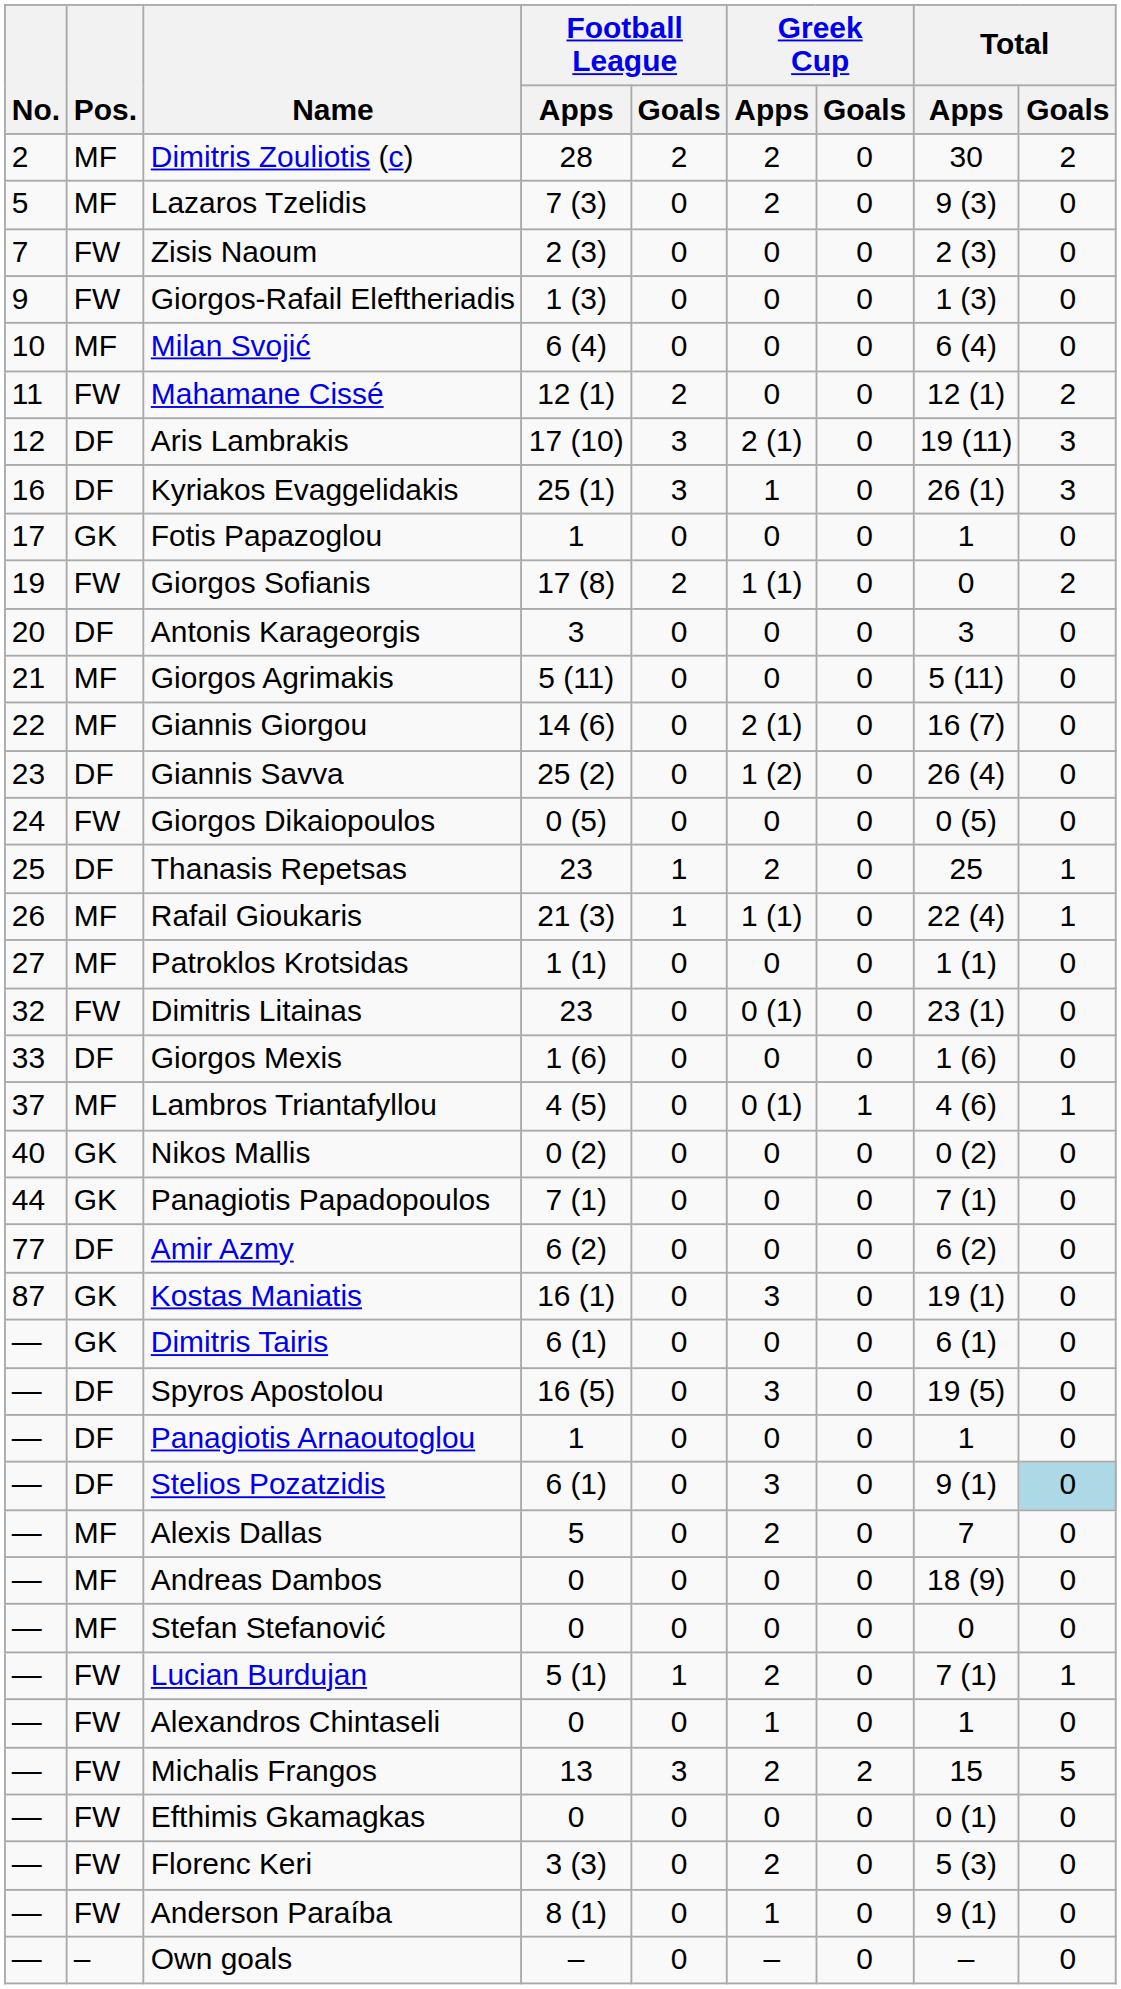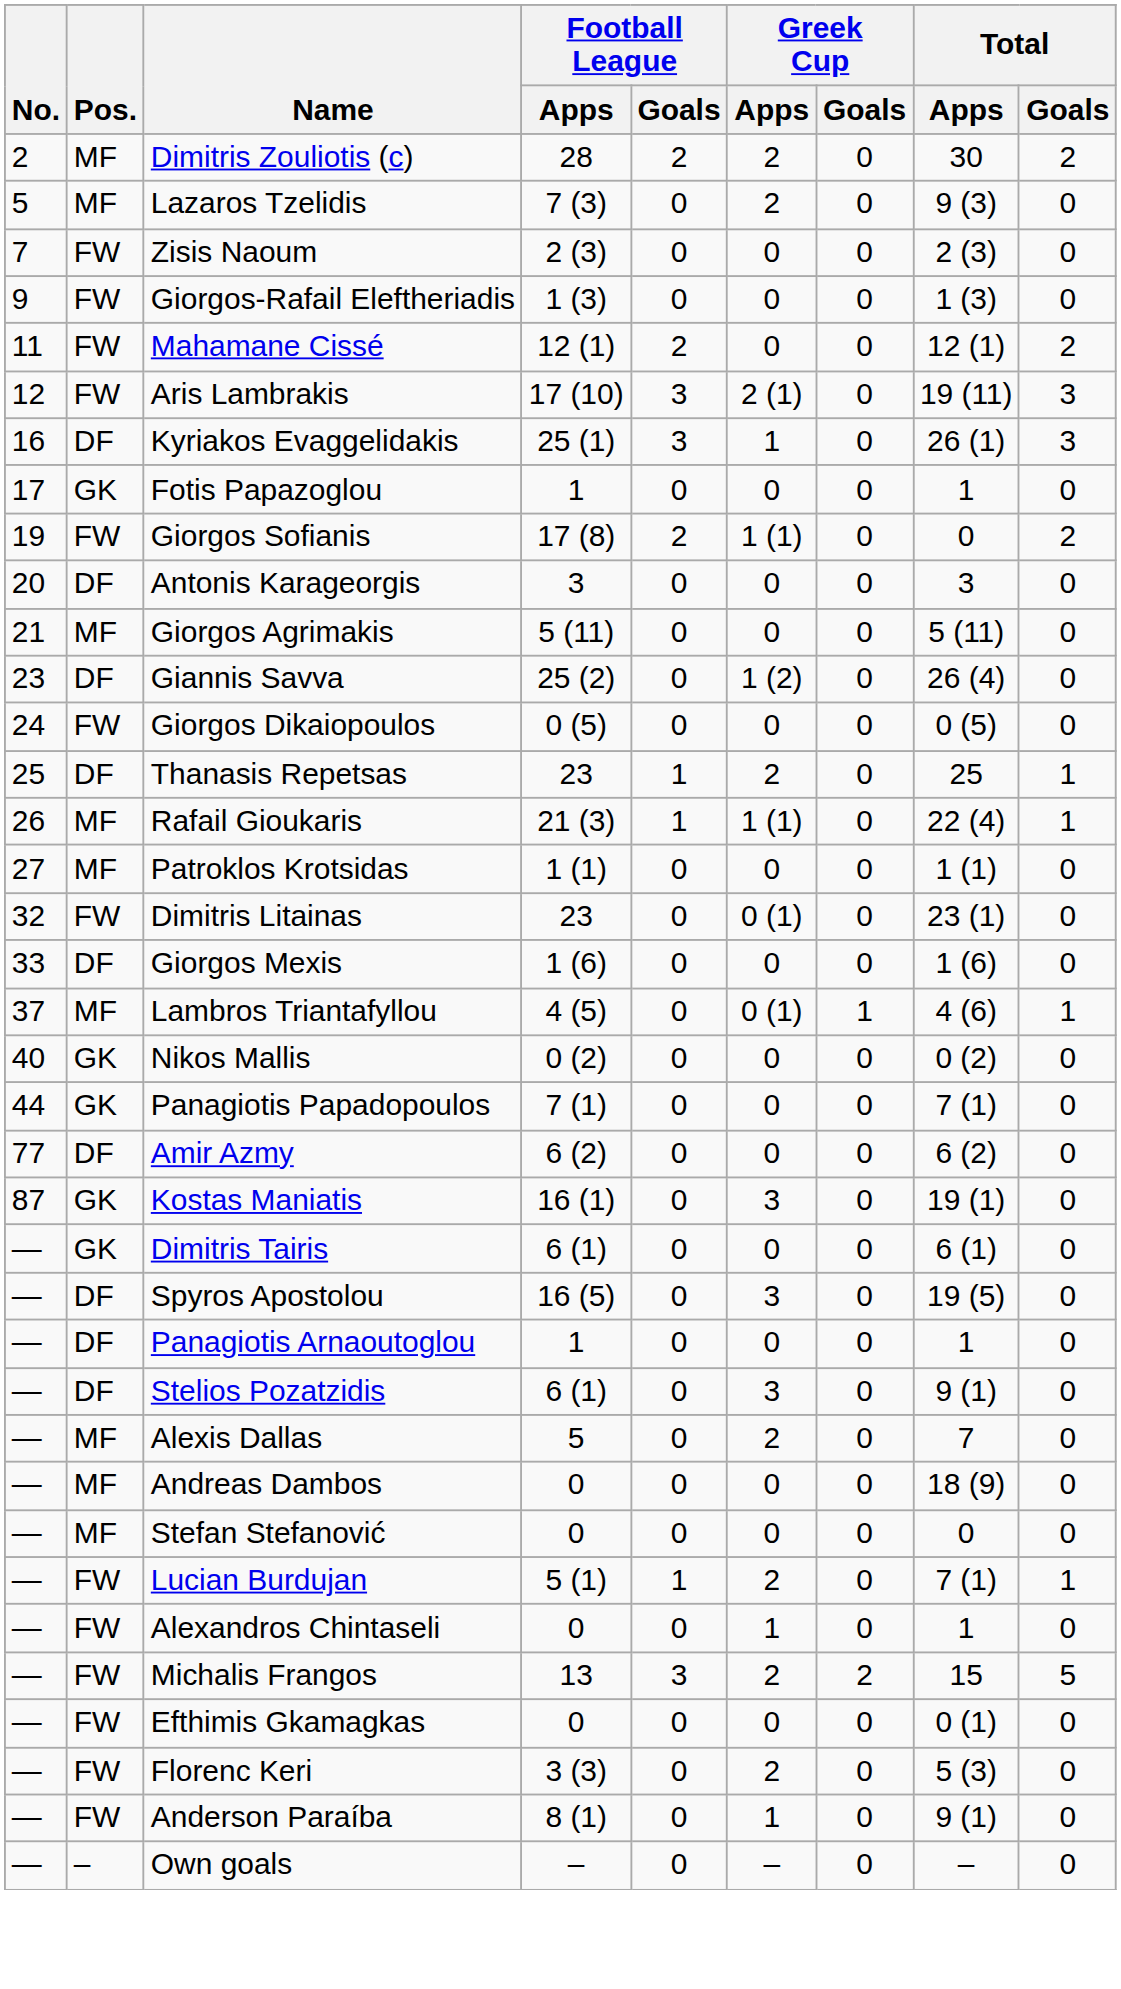- row: (231, 346)
(94, 441) DF -> (97, 394) FW
- row: (259, 726)
(1068, 1485) lightblue background -> (1068, 1390) no background
